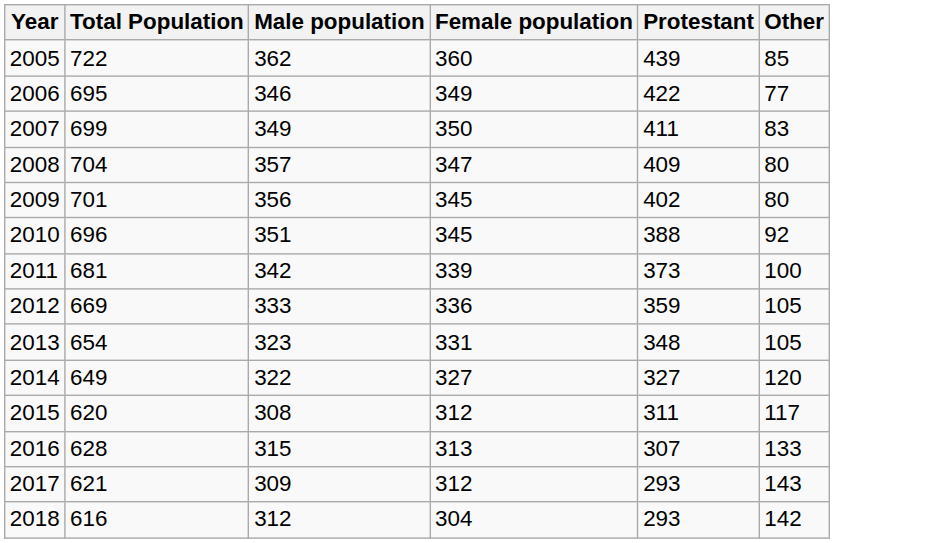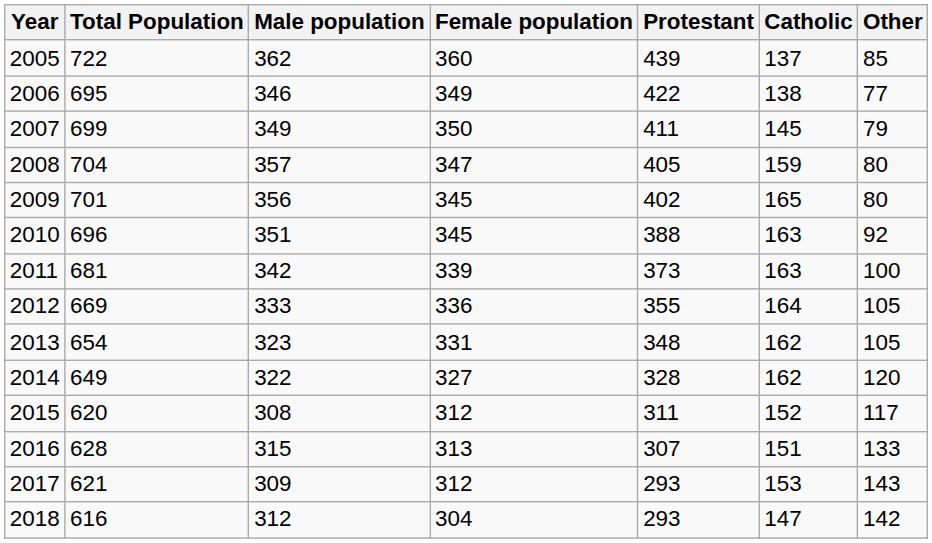+ column: (808, 22)
(777, 128) 83 -> (875, 128) 79
(662, 164) 409 -> (662, 164) 405
(662, 306) 359 -> (662, 306) 355
(662, 377) 327 -> (662, 377) 328
